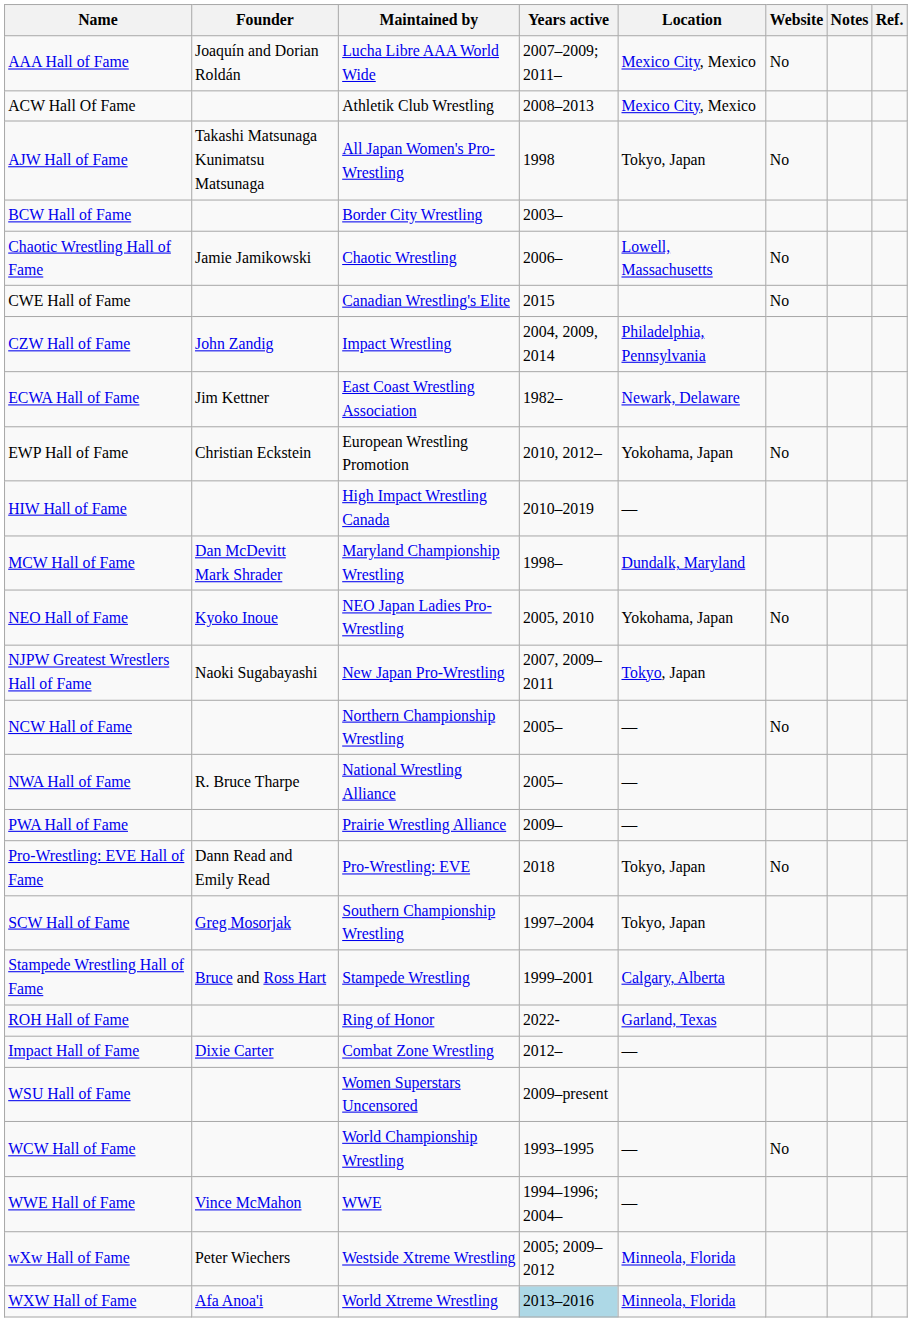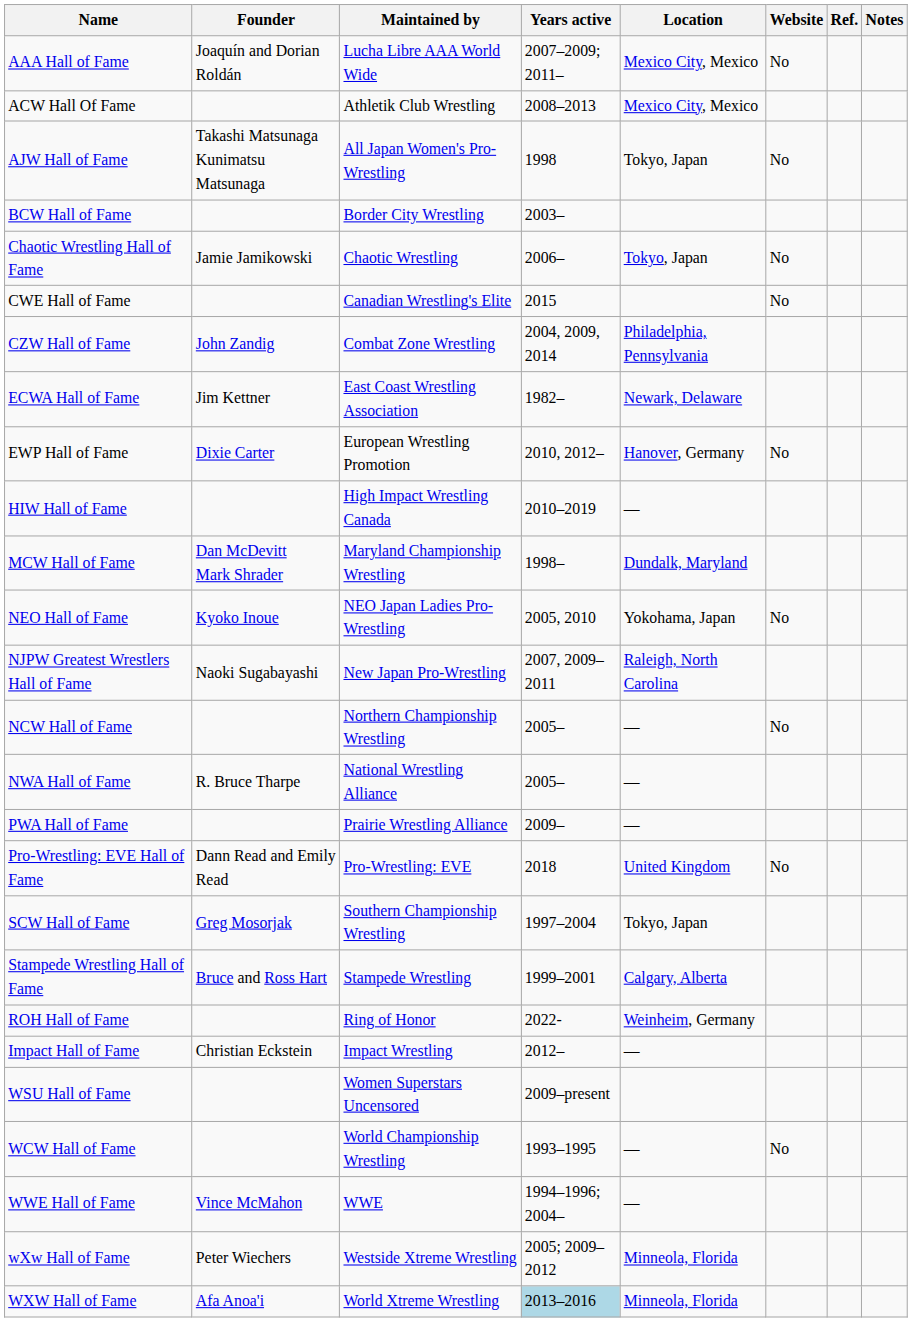columns swapped: (849, 19) <-> (890, 19)
(667, 258) Lowell, Massachusetts -> (666, 258) Tokyo, Japan
(397, 343) Impact Wrestling -> (419, 343) Combat Zone Wrestling
(253, 453) Christian Eckstein -> (235, 453) Dixie Carter
(677, 453) Yokohama, Japan -> (684, 453) Hanover, Germany
(663, 672) Tokyo, Japan -> (671, 672) Raleigh, North Carolina
(663, 867) Tokyo, Japan -> (677, 867) United Kingdom
(669, 1020) Garland, Texas -> (689, 1020) Weinheim, Germany
(234, 1051) Dixie Carter -> (254, 1051) Christian Eckstein
(418, 1051) Combat Zone Wrestling -> (398, 1051) Impact Wrestling
